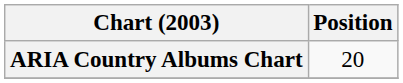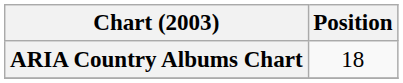(353, 59) 20 -> (353, 59) 18
